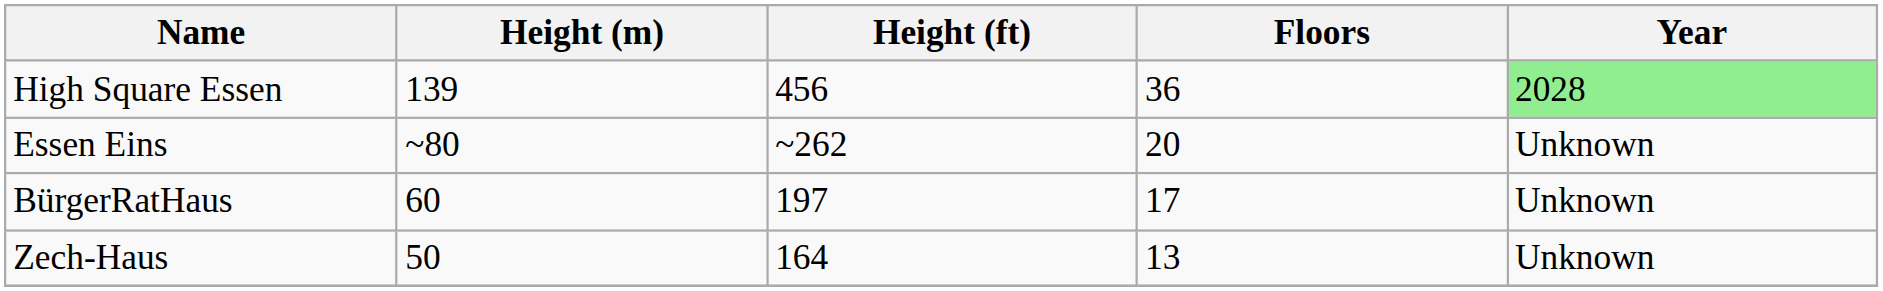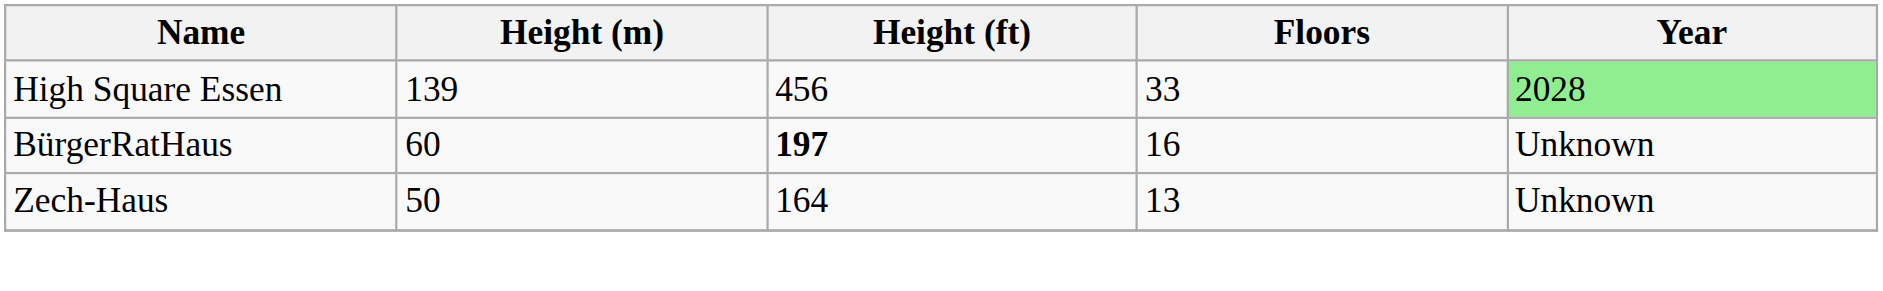(1163, 88) 36 -> (1163, 88) 33
- row: (90, 144)
(802, 200) normal -> (802, 144) bold
(1163, 200) 17 -> (1163, 144) 16
